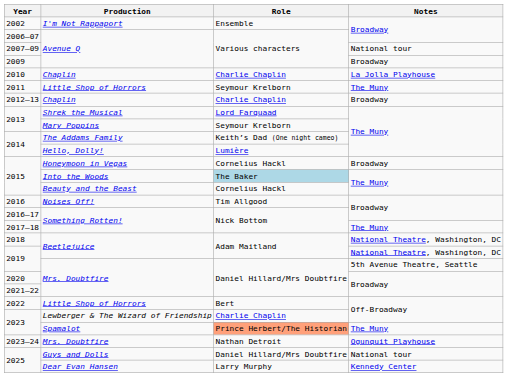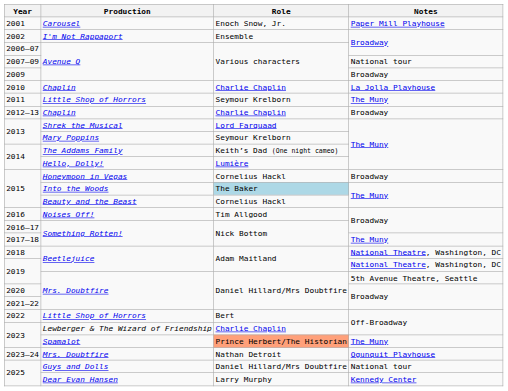+ row: (16, 23)
